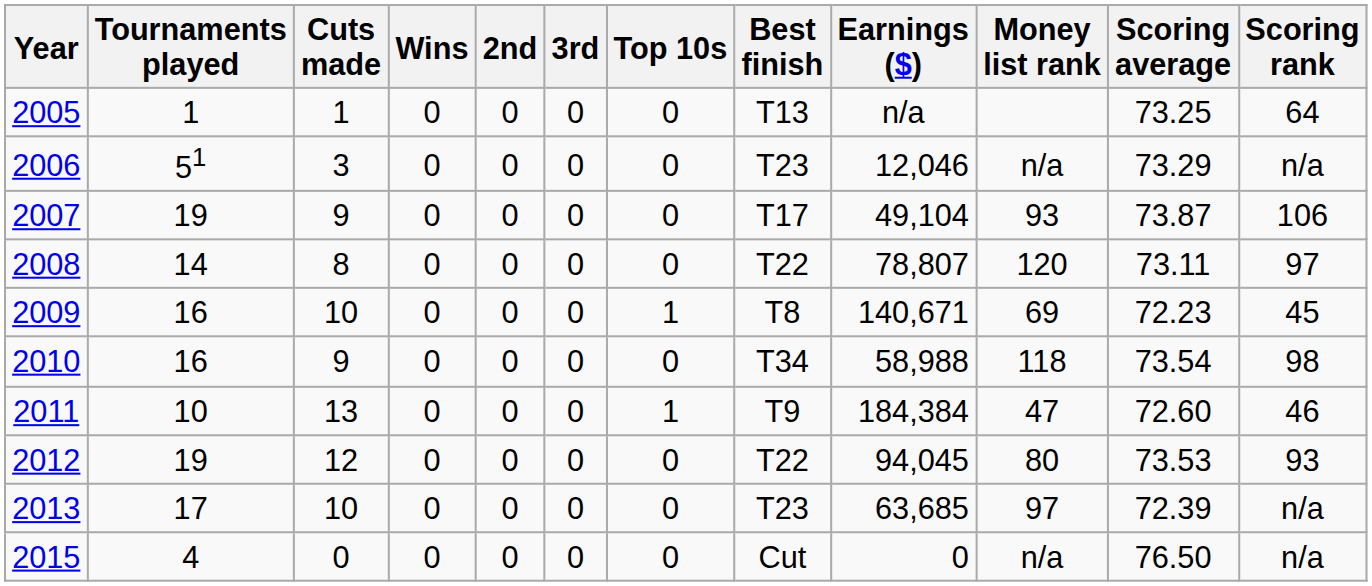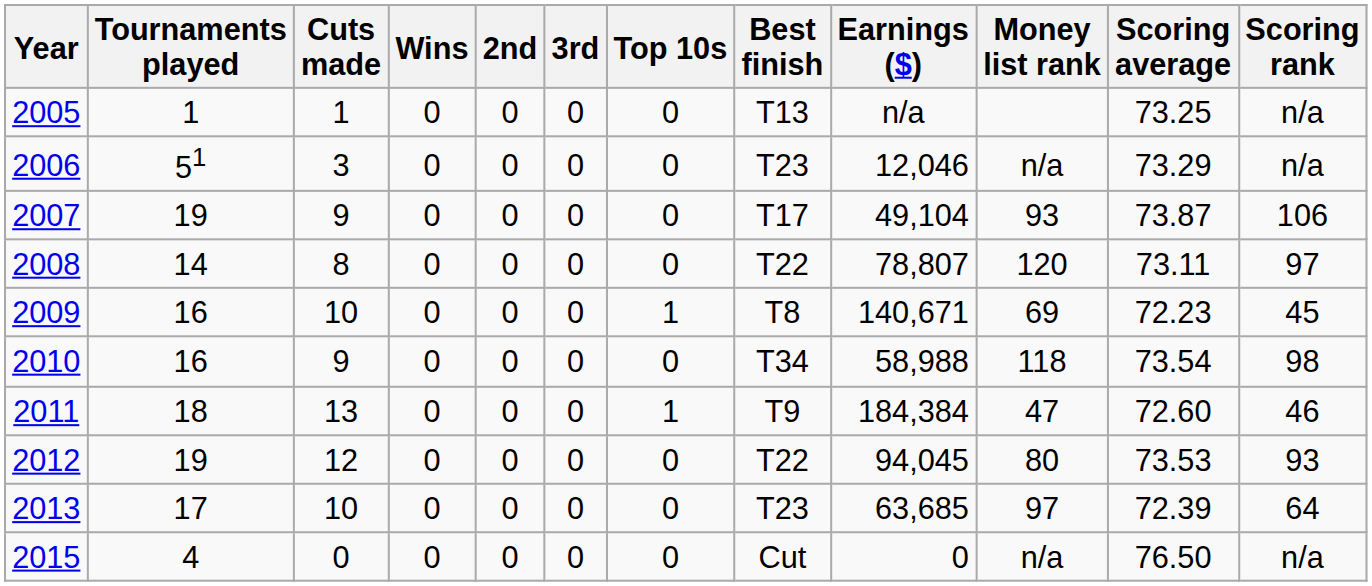(1302, 112) 64 -> (1302, 112) n/a
(191, 410) 10 -> (191, 410) 18
(1302, 507) n/a -> (1302, 507) 64
